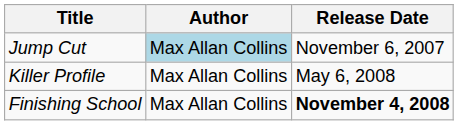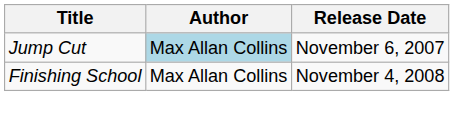- row: (57, 76)
(373, 104) bold -> (370, 76) normal
